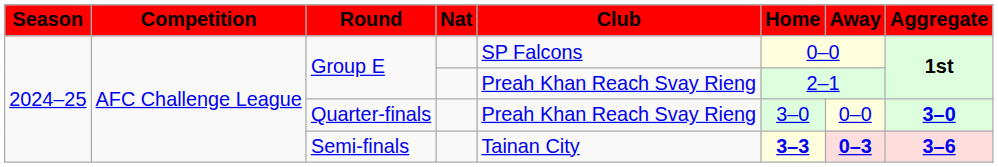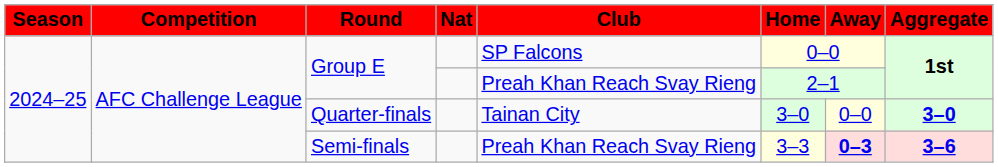(619, 114) Preah Khan Reach Svay Rieng -> (531, 114) Tainan City
(531, 146) Tainan City -> (619, 146) Preah Khan Reach Svay Rieng
(793, 146) bold -> (793, 146) normal
